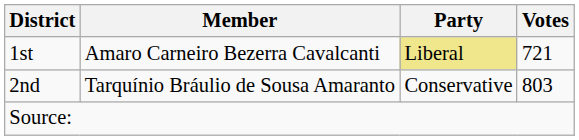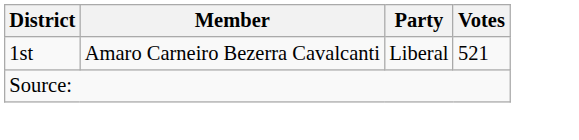(434, 53) khaki background -> (419, 53) no background
(537, 53) 721 -> (473, 53) 521
- row: (25, 85)
